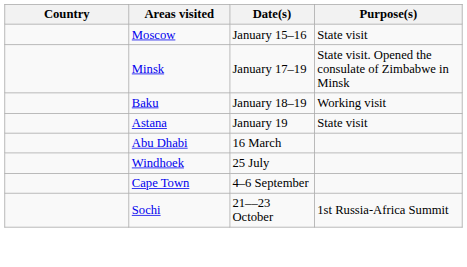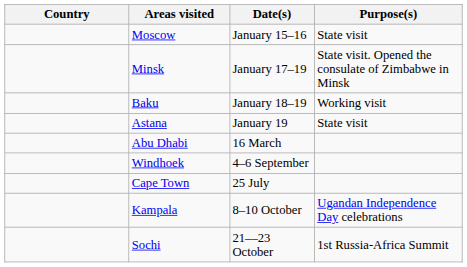(251, 163) 25 July -> (271, 163) 4–6 September
(271, 183) 4–6 September -> (251, 183) 25 July
+ row: (155, 210)
